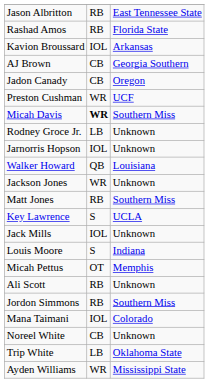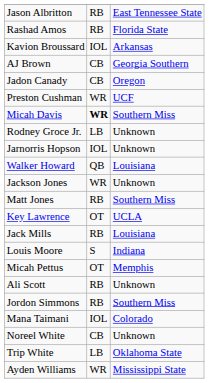(92, 217) S -> (97, 217) OT
(98, 234) IOL -> (97, 234) RB
(134, 234) Unknown -> (134, 234) Louisiana
